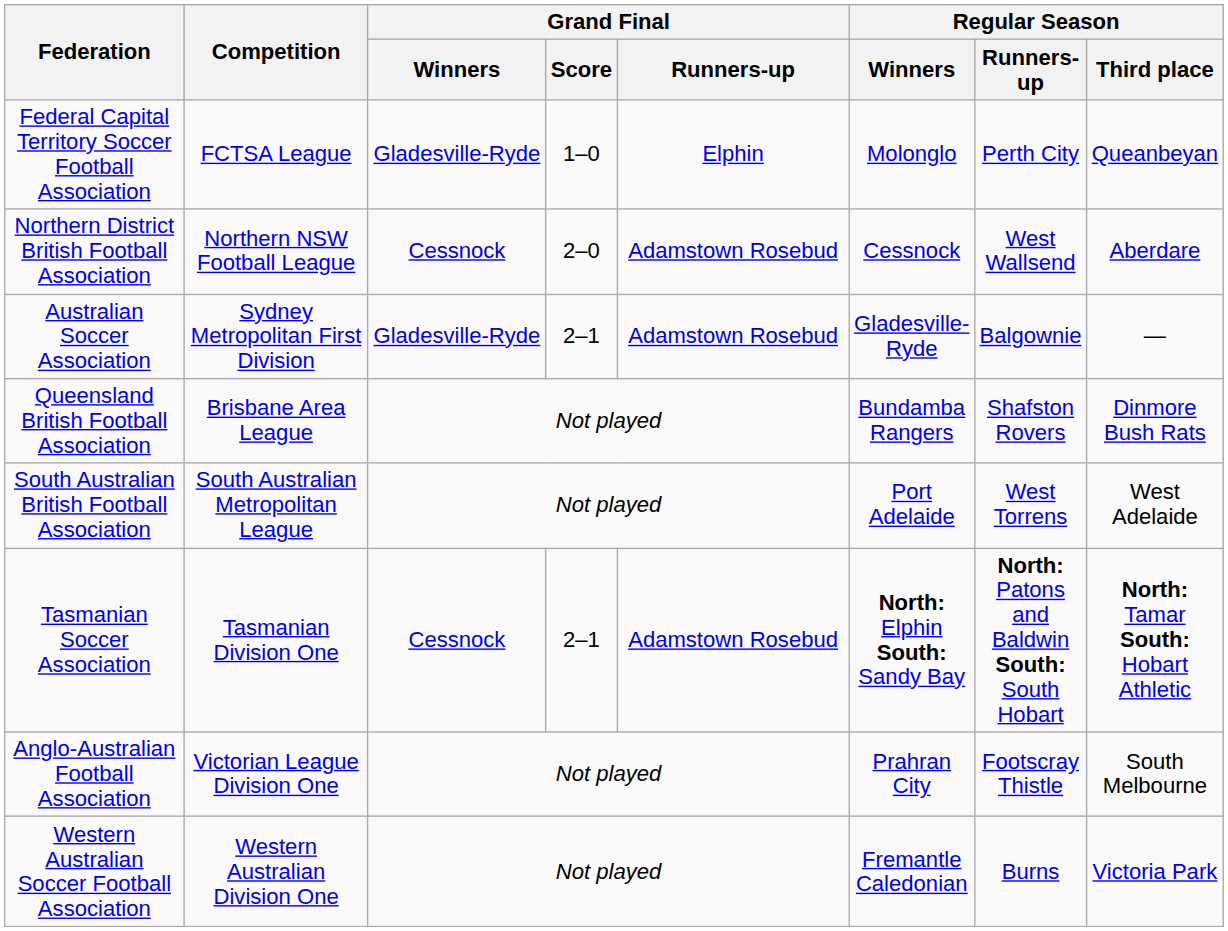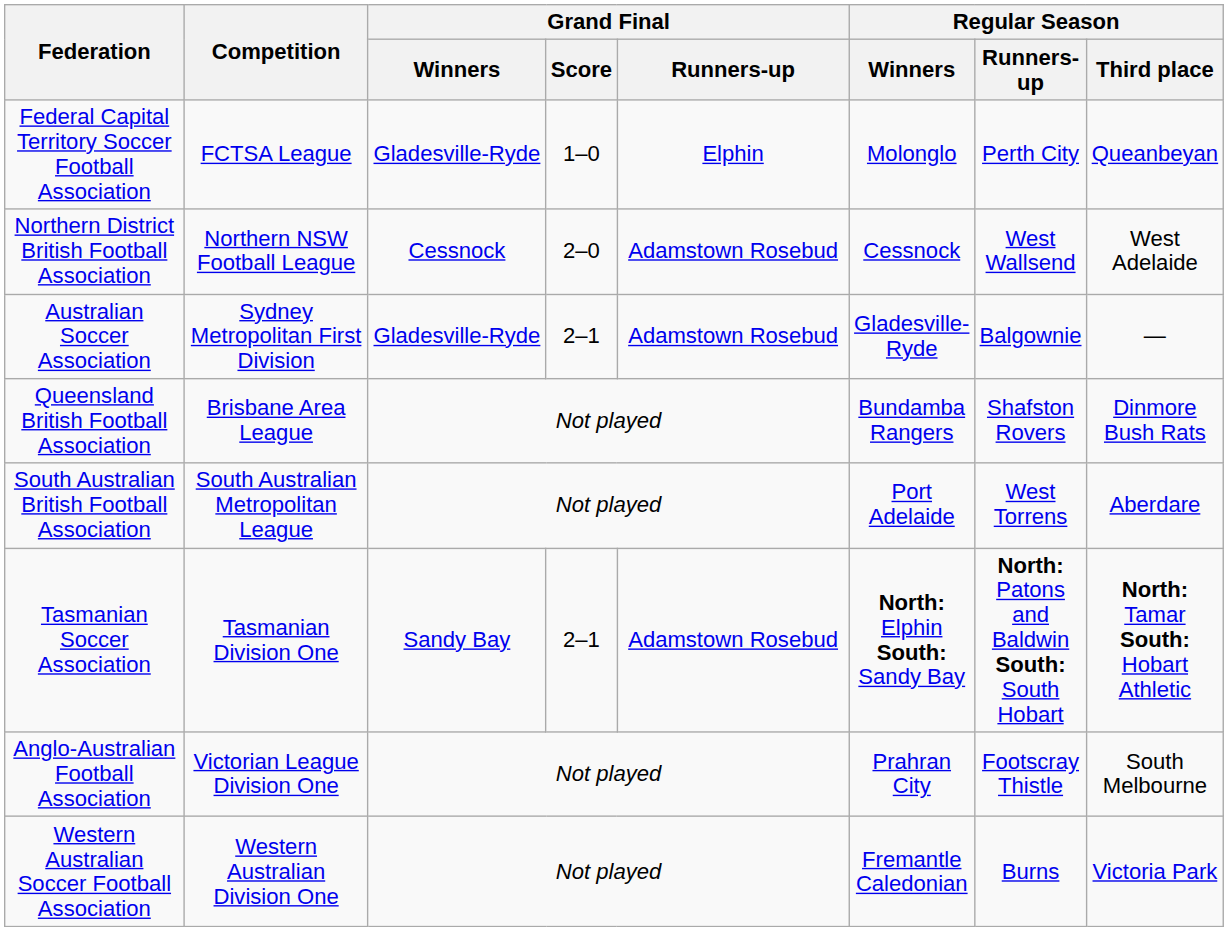(1155, 251) Aberdare -> (1155, 251) West Adelaide
(1155, 505) West Adelaide -> (1155, 505) Aberdare
(457, 639) Cessnock -> (457, 639) Sandy Bay
